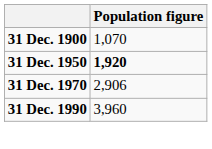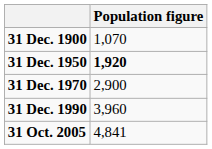(110, 86) 2,906 -> (110, 86) 2,900
+ row: (47, 132)
